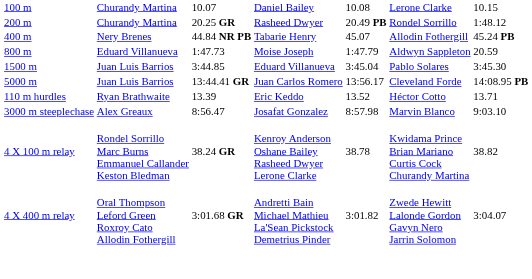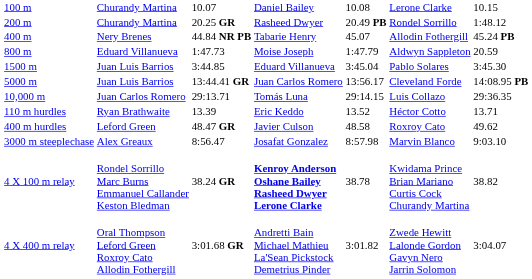+ row: (211, 97)
+ row: (213, 127)
(292, 157) normal -> (295, 187) bold
